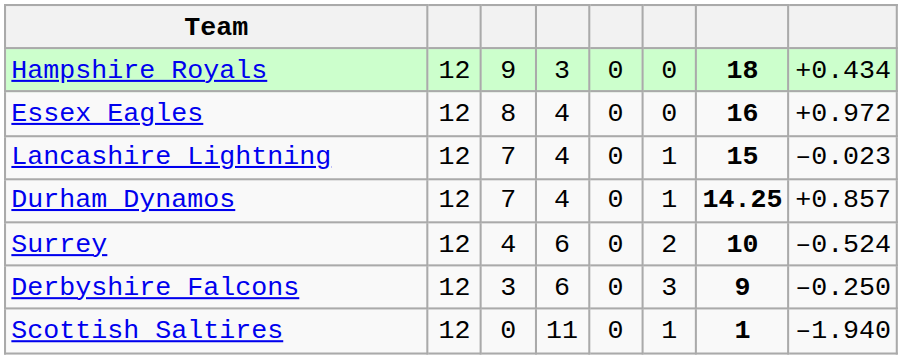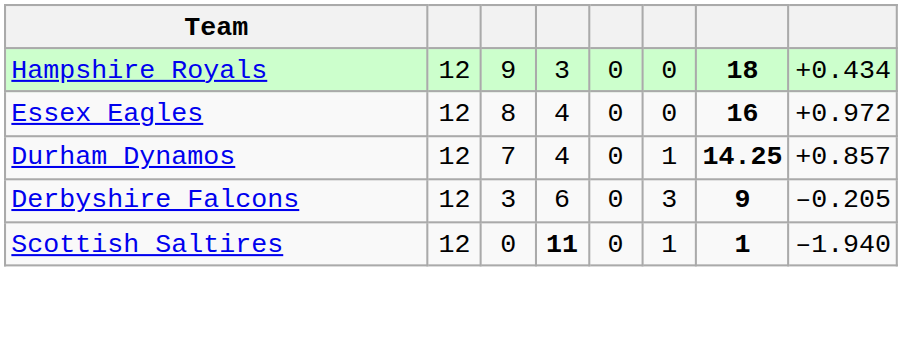- row: (171, 157)
- row: (59, 244)
(843, 287) –0.250 -> (843, 200) –0.205
(562, 331) normal -> (562, 244) bold
